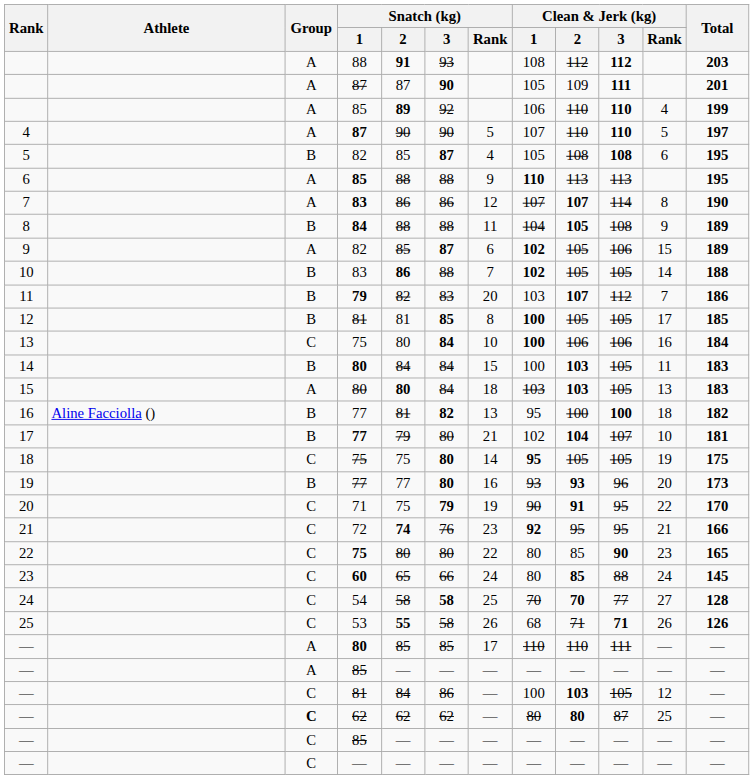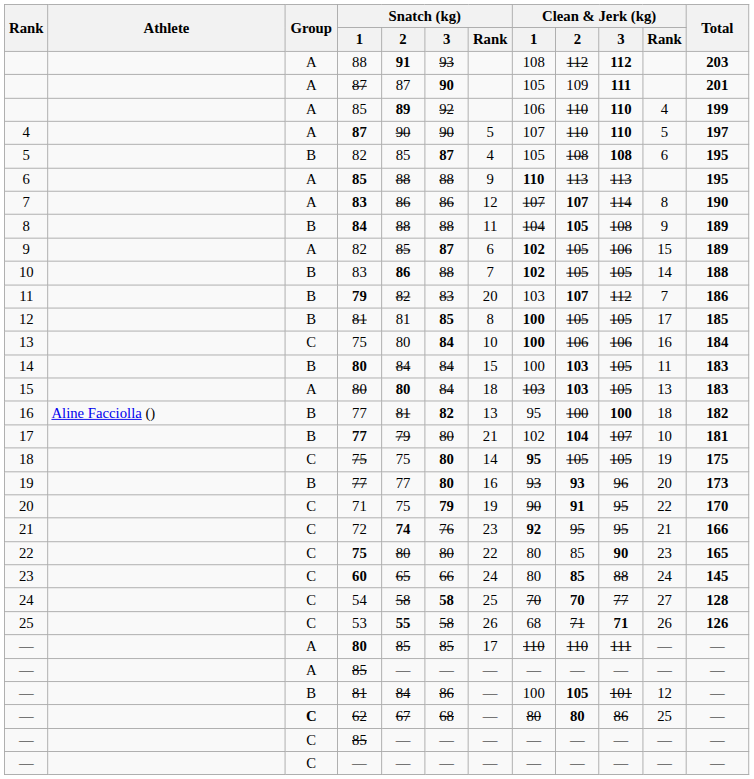(311, 693) C -> (311, 693) B
(577, 693) 103 -> (577, 693) 105
(621, 693) 105 -> (621, 693) 101
(403, 716) 62 -> (403, 716) 67
(447, 716) 62 -> (447, 716) 68
(621, 716) 87 -> (621, 716) 86
